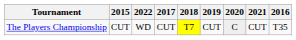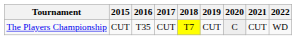columns swapped: (280, 12) <-> (143, 12)
